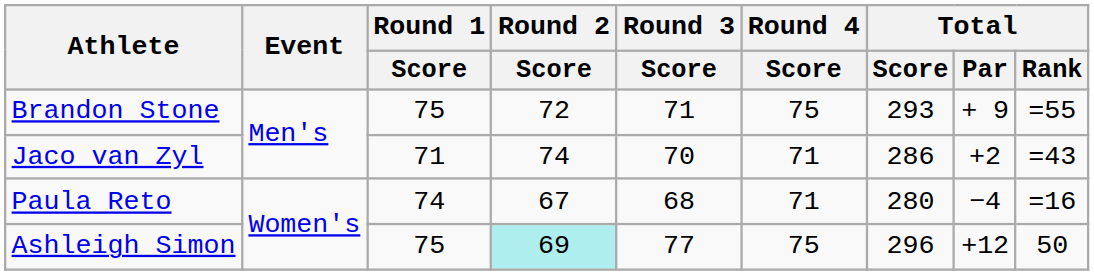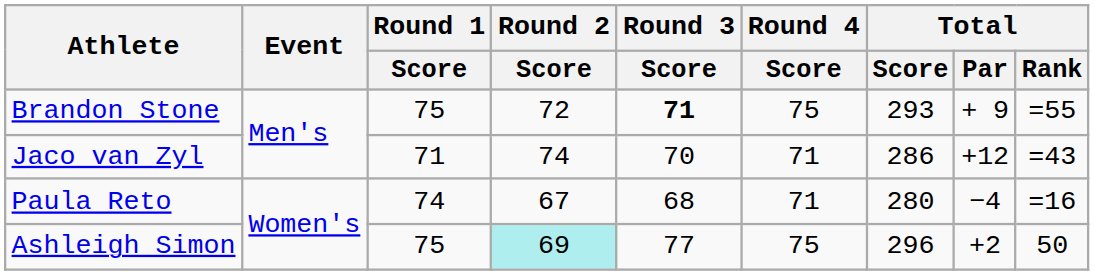(679, 112) normal -> (679, 112) bold
(985, 157) +2 -> (985, 157) +12
(985, 246) +12 -> (985, 246) +2
